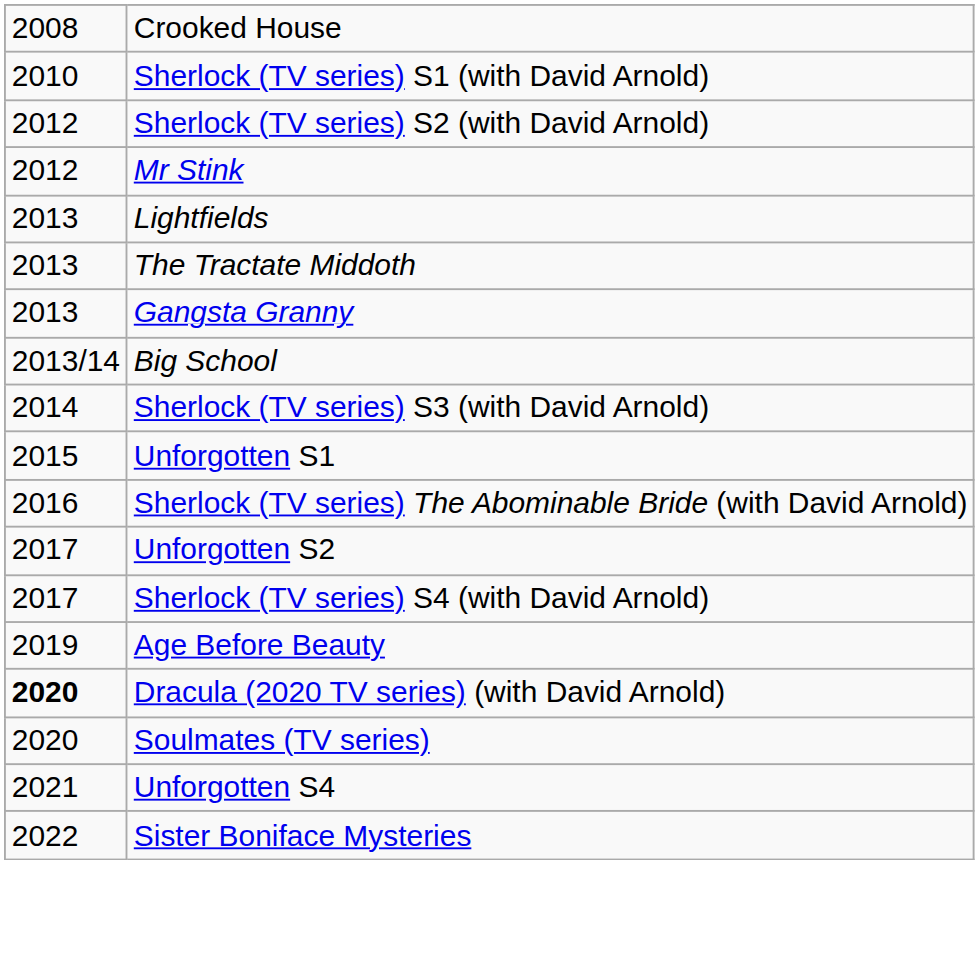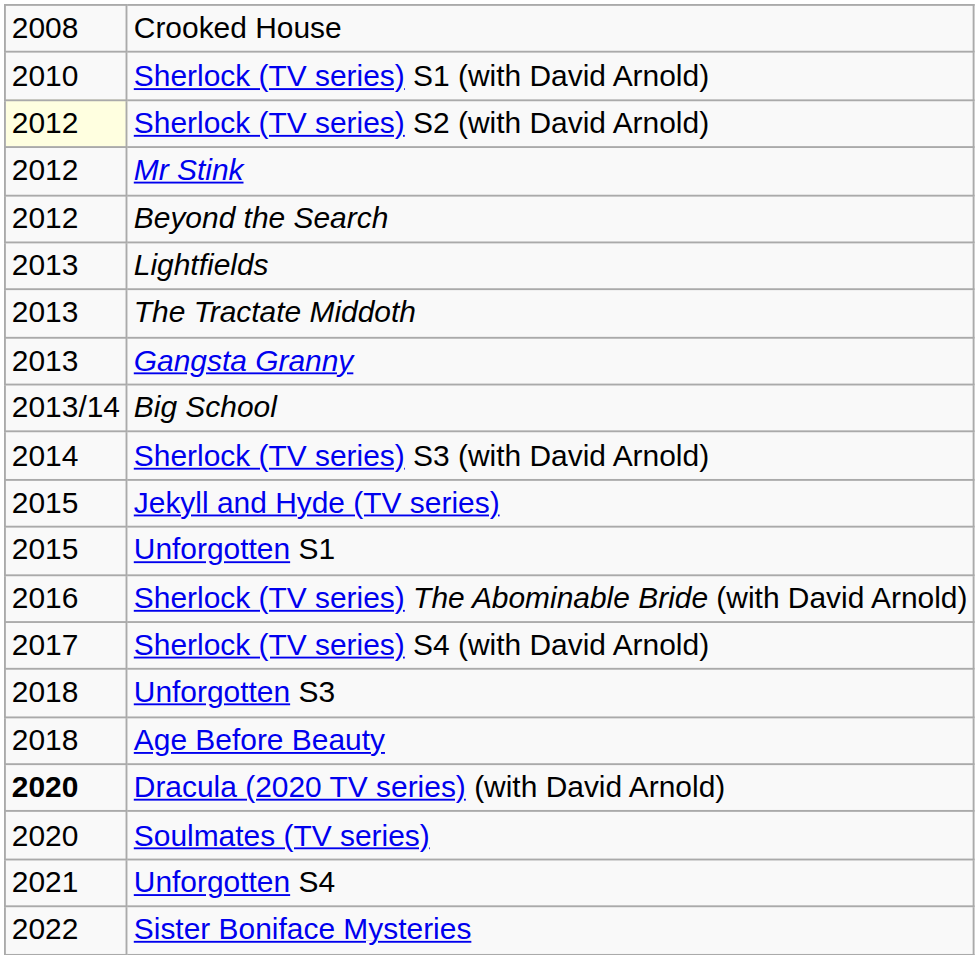(45, 123) no background -> (45, 123) lightyellow background
+ row: (261, 218)
+ row: (317, 502)
- row: (234, 550)
+ row: (234, 692)
(45, 645) 2019 -> (45, 739) 2018
